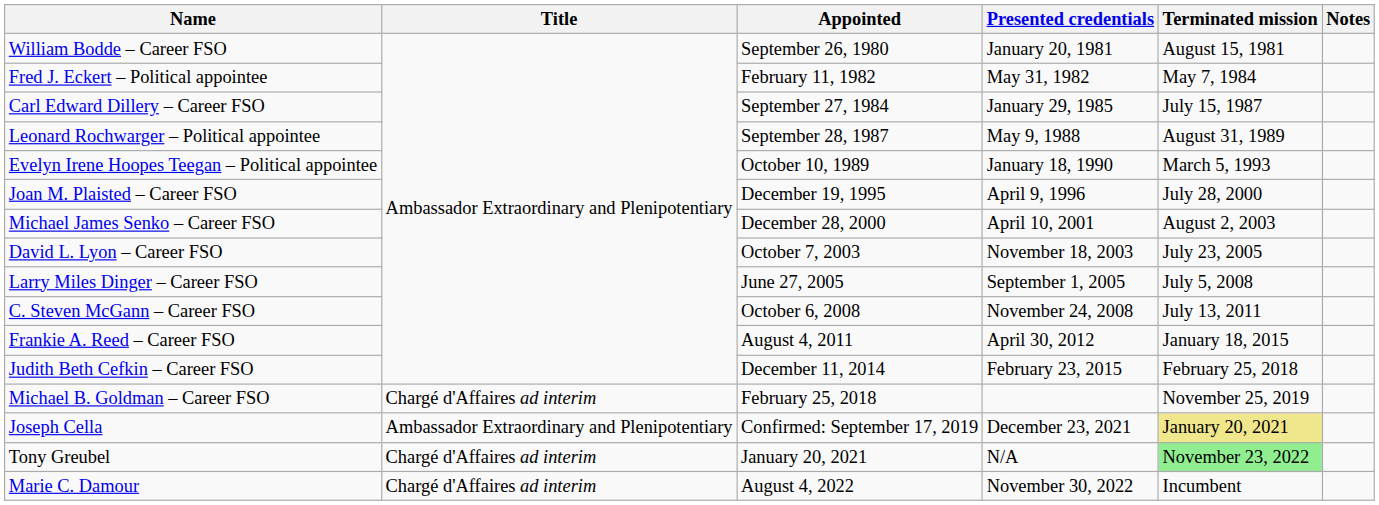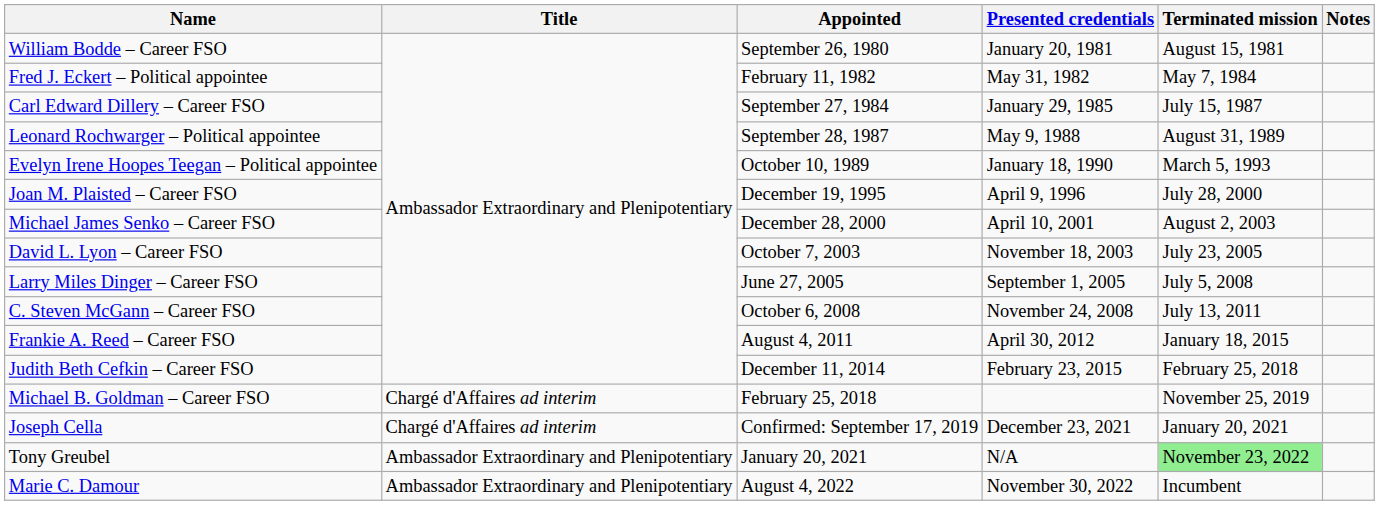(559, 427) Ambassador Extraordinary and Plenipotentiary -> (491, 427) Chargé d'Affaires ad interim
(1226, 427) khaki background -> (1226, 427) no background
(491, 456) Chargé d'Affaires ad interim -> (559, 456) Ambassador Extraordinary and Plenipotentiary
(491, 485) Chargé d'Affaires ad interim -> (559, 485) Ambassador Extraordinary and Plenipotentiary
